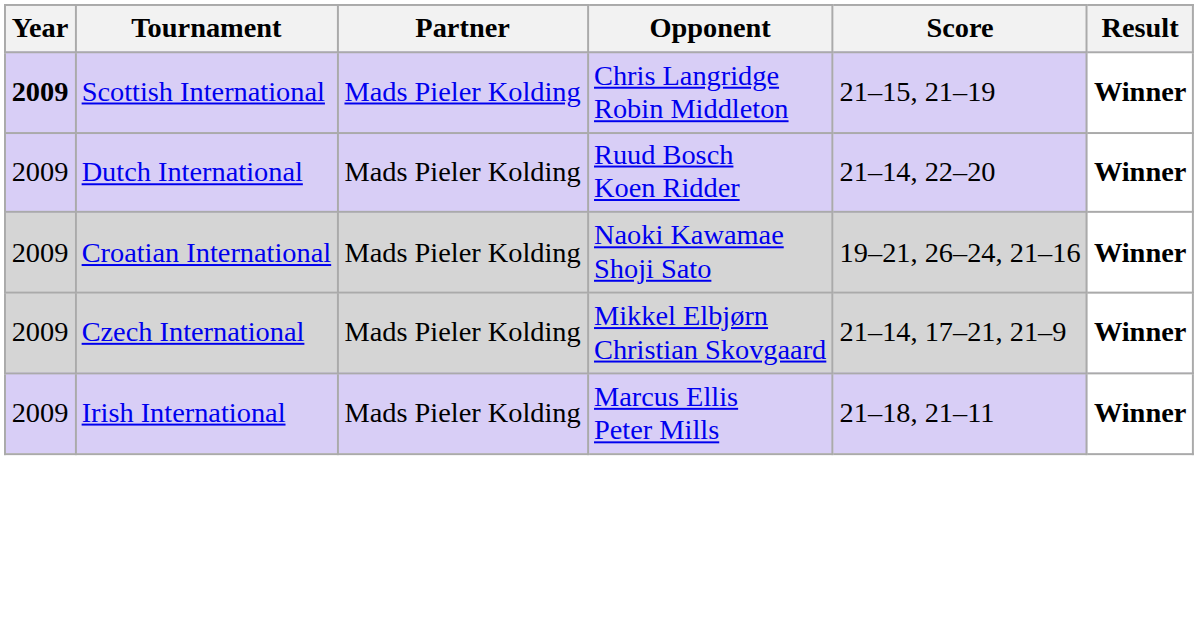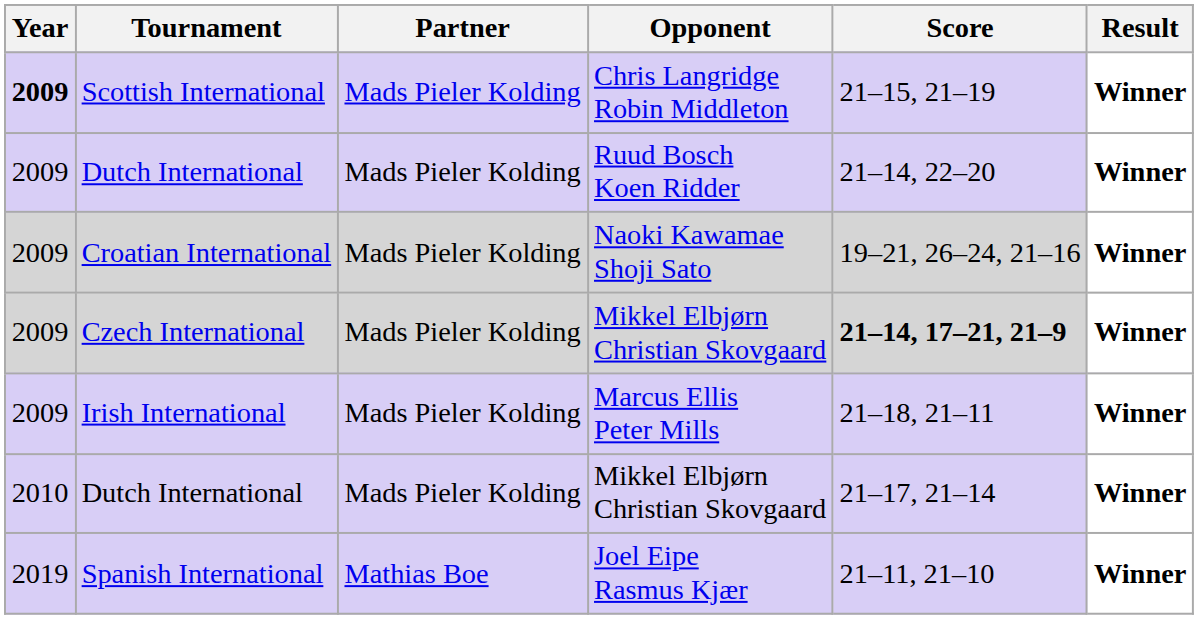(953, 332) normal -> (953, 332) bold
+ row: (192, 493)
+ row: (202, 573)
